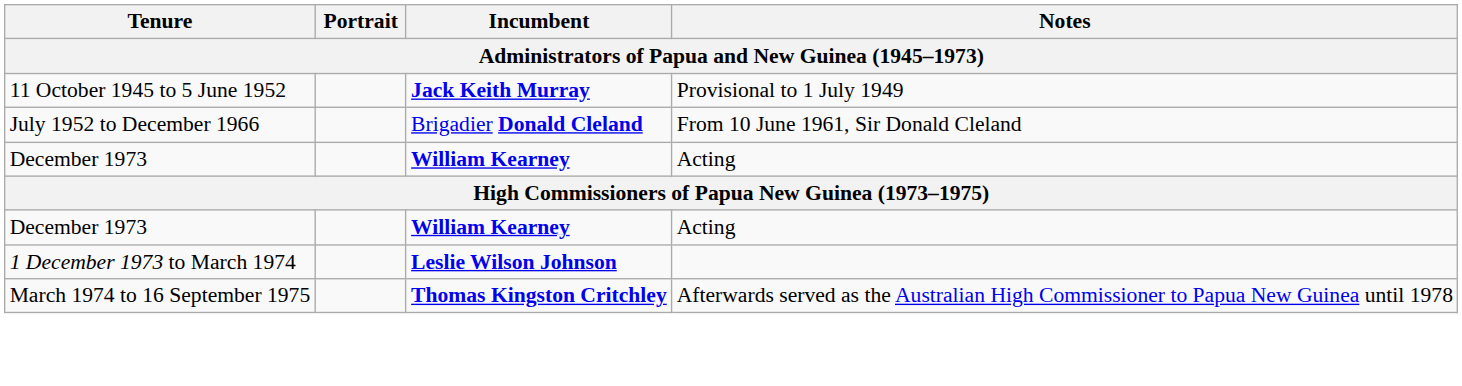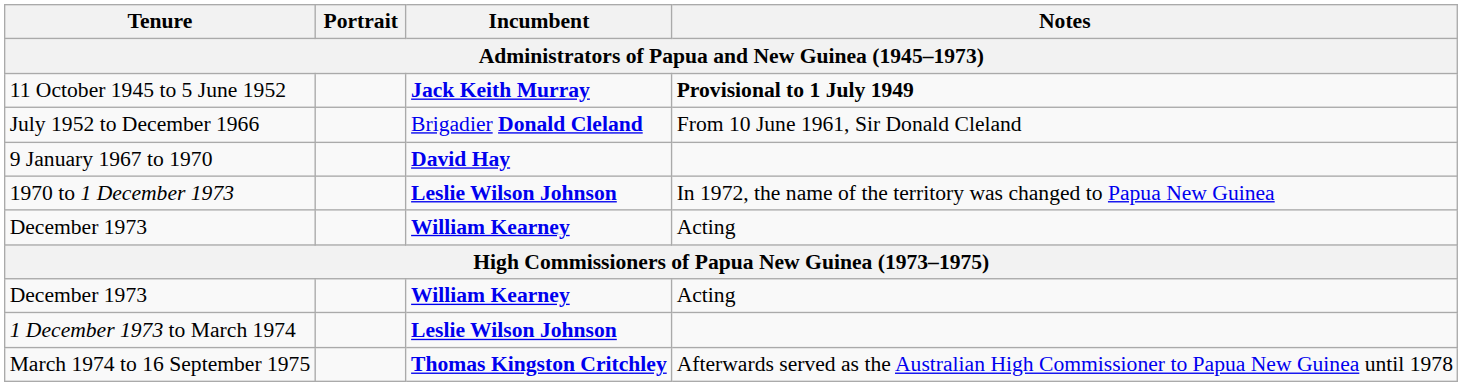(790, 90) normal -> (795, 90) bold
+ row: (111, 158)
+ row: (122, 192)
